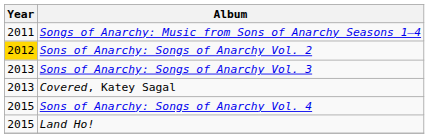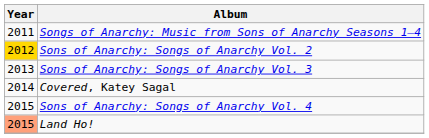(21, 87) 2013 -> (21, 87) 2014
(21, 124) no background -> (21, 124) lightsalmon background
